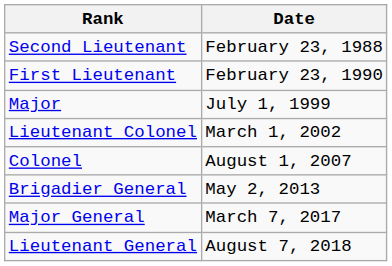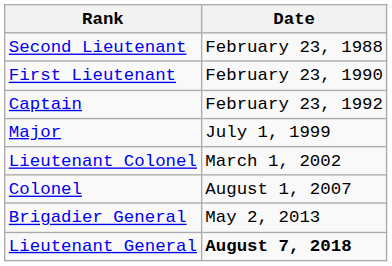+ row: (45, 104)
- row: (77, 218)
(278, 246) normal -> (278, 246) bold
